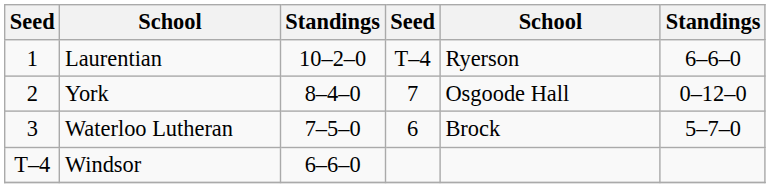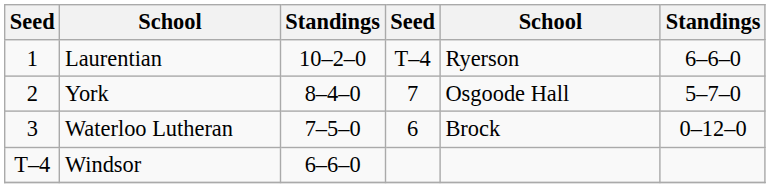(713, 93) 0–12–0 -> (713, 93) 5–7–0
(713, 128) 5–7–0 -> (713, 128) 0–12–0
